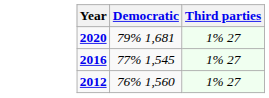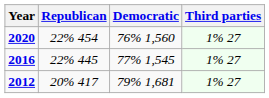+ column: (74, 15)
(146, 37) 79% 1,681 -> (146, 37) 76% 1,560
(146, 82) 76% 1,560 -> (146, 82) 79% 1,681
